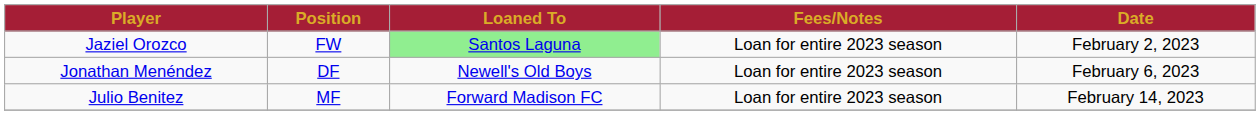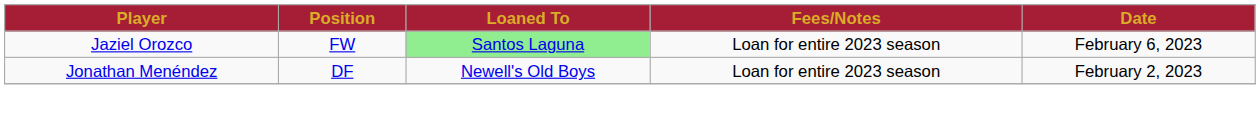(1136, 44) February 2, 2023 -> (1138, 44) February 6, 2023
(1136, 71) February 6, 2023 -> (1138, 71) February 2, 2023
- row: (136, 97)
